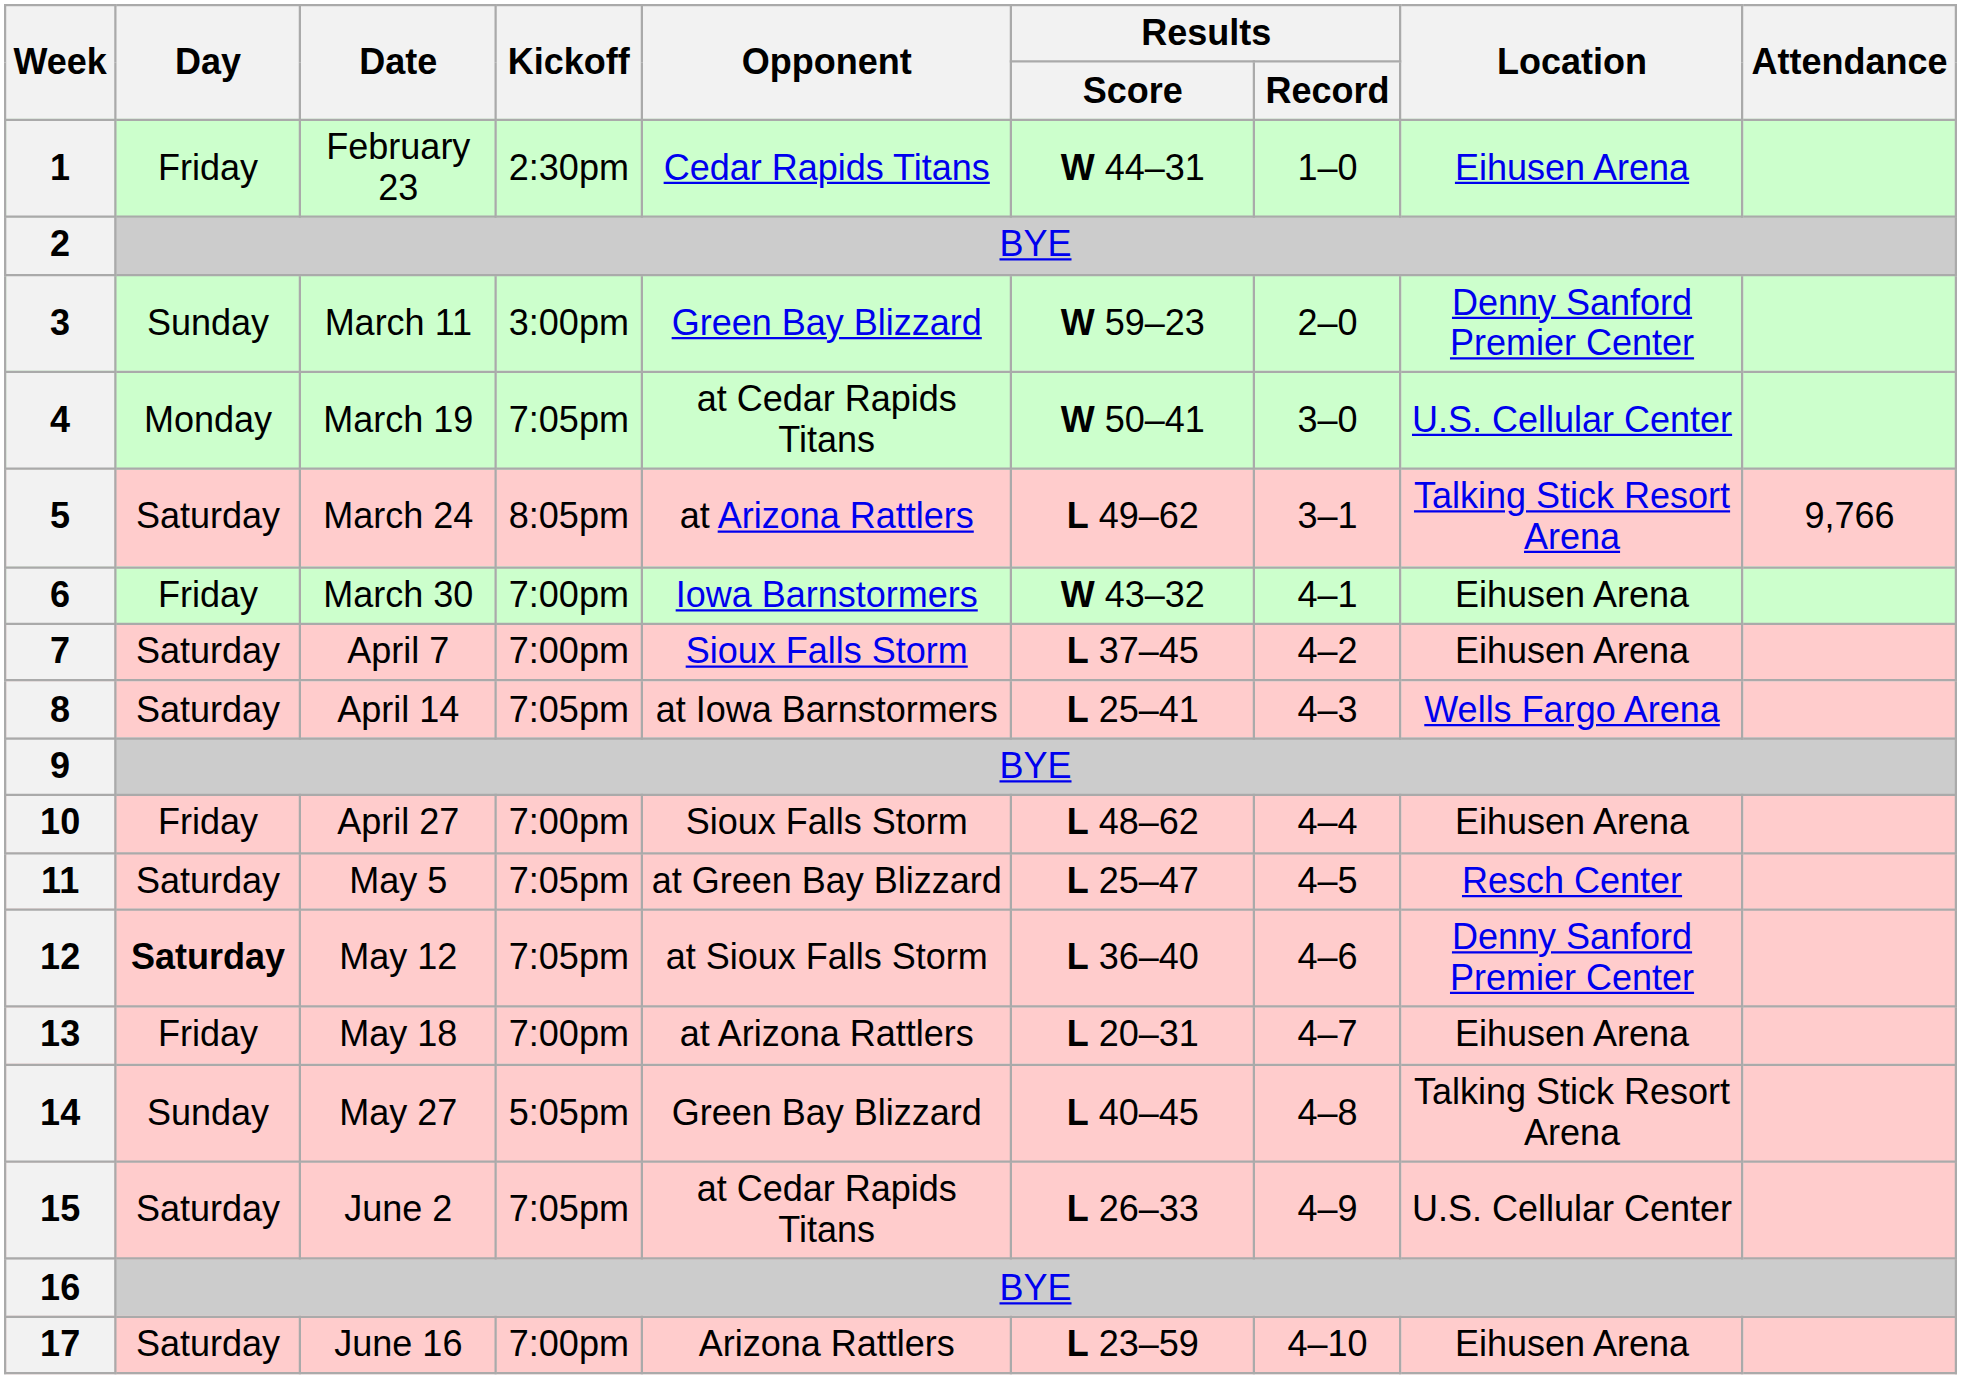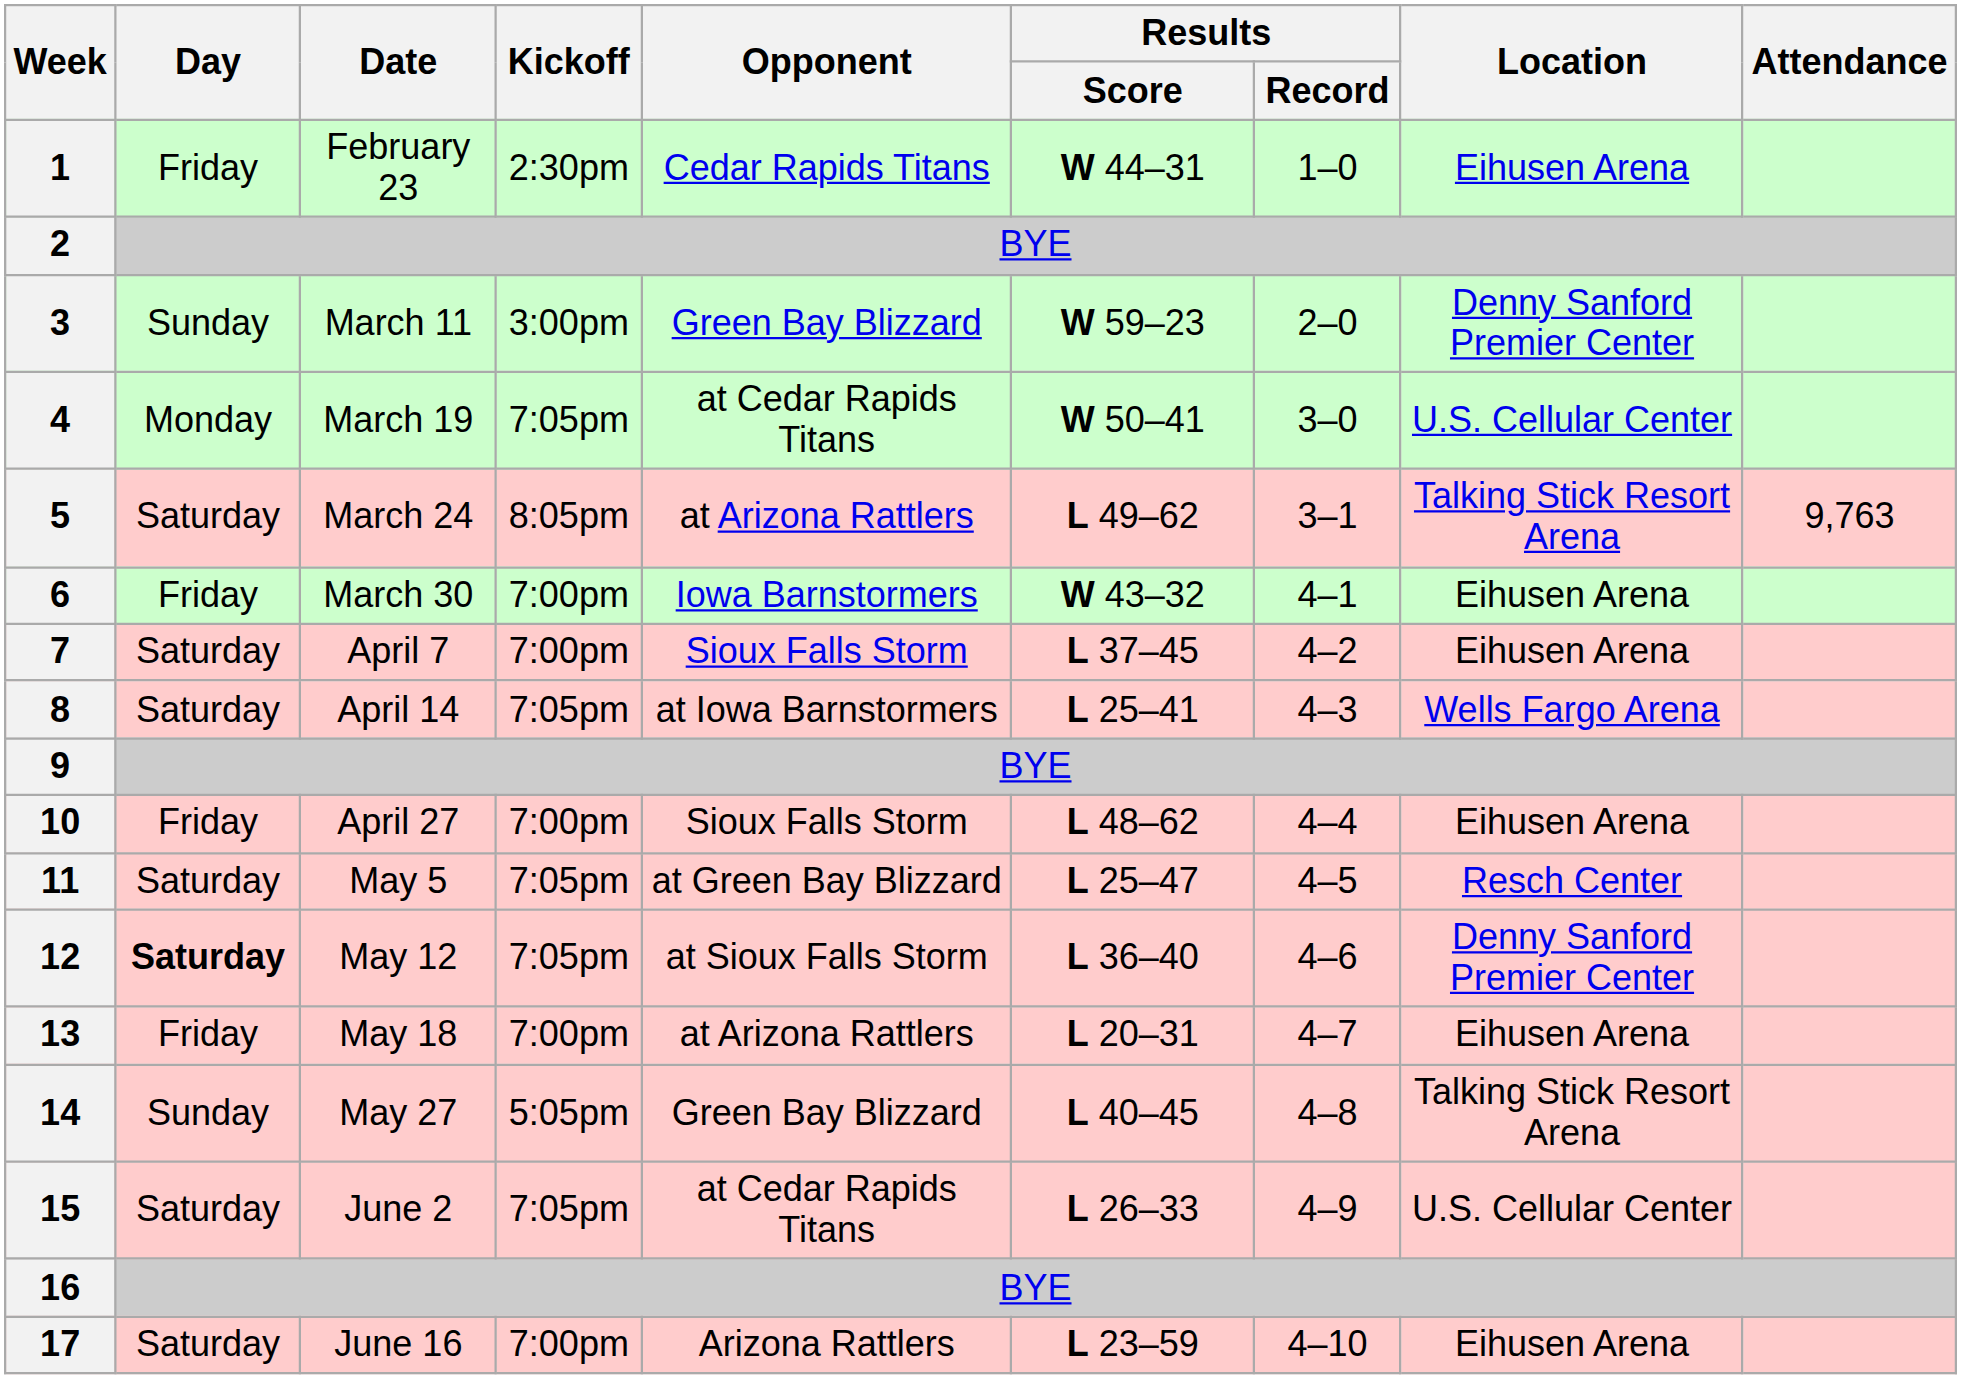(1849, 517) 9,766 -> (1849, 517) 9,763
